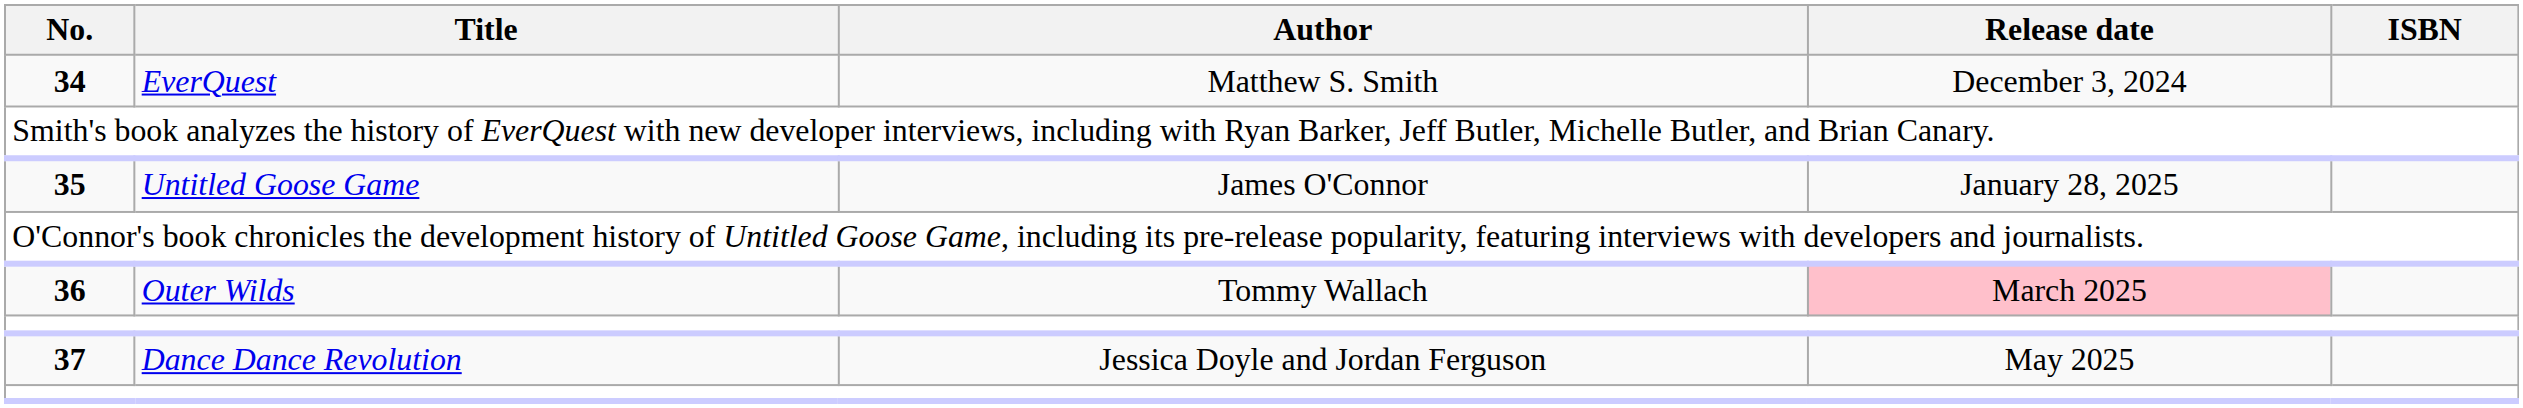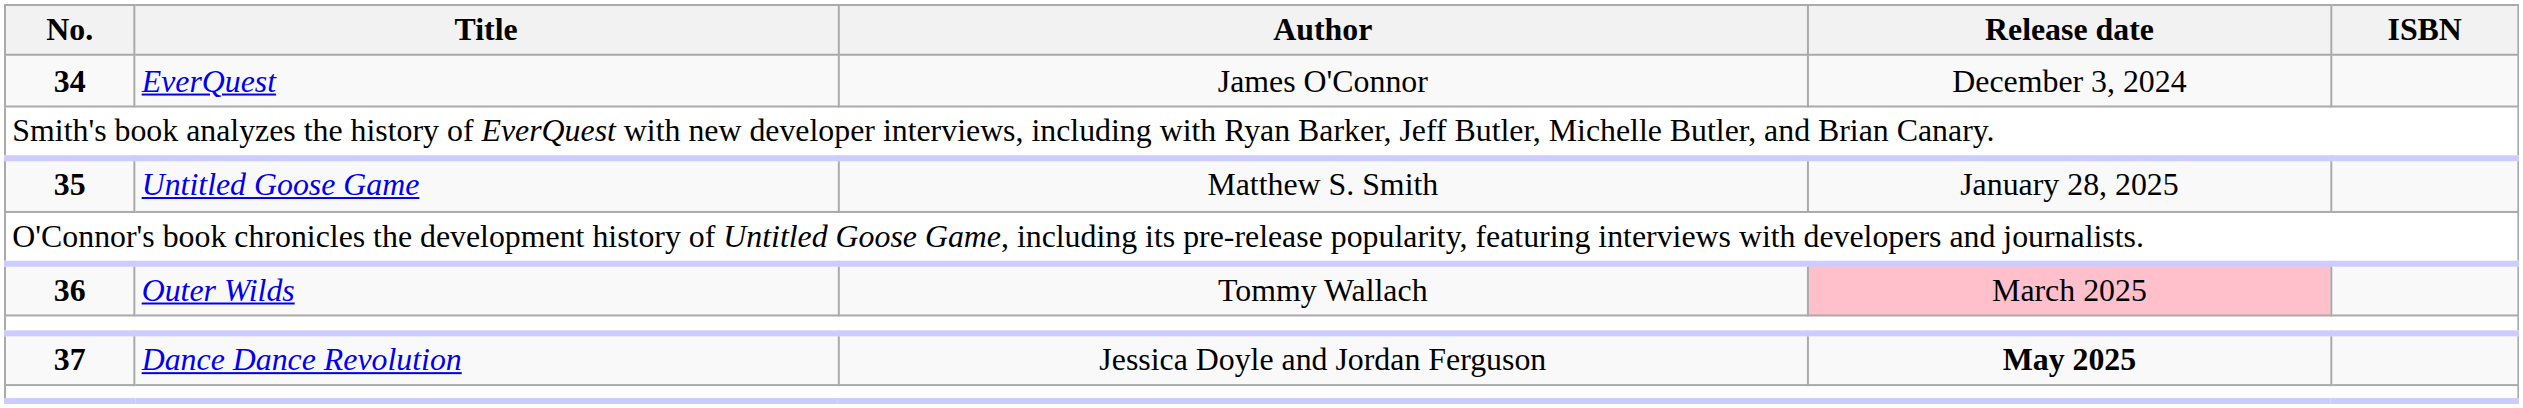(1323, 80) Matthew S. Smith -> (1323, 80) James O'Connor
(1323, 185) James O'Connor -> (1323, 185) Matthew S. Smith
(2069, 359) normal -> (2069, 359) bold
